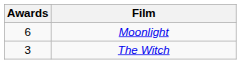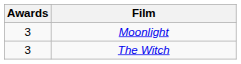(28, 31) 6 -> (28, 31) 3
